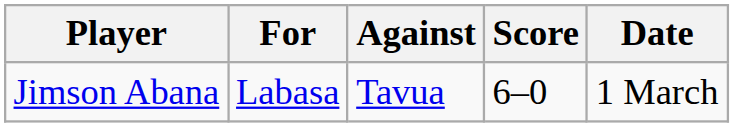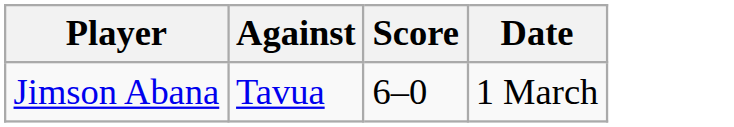- column: (288, 33)
